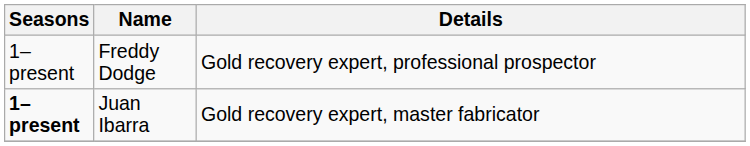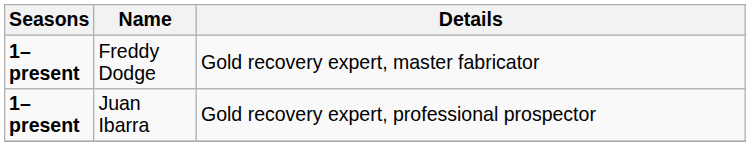(42, 61) normal -> (44, 61) bold
(398, 61) Gold recovery expert, professional prospector -> (370, 61) Gold recovery expert, master fabricator
(370, 114) Gold recovery expert, master fabricator -> (398, 114) Gold recovery expert, professional prospector
